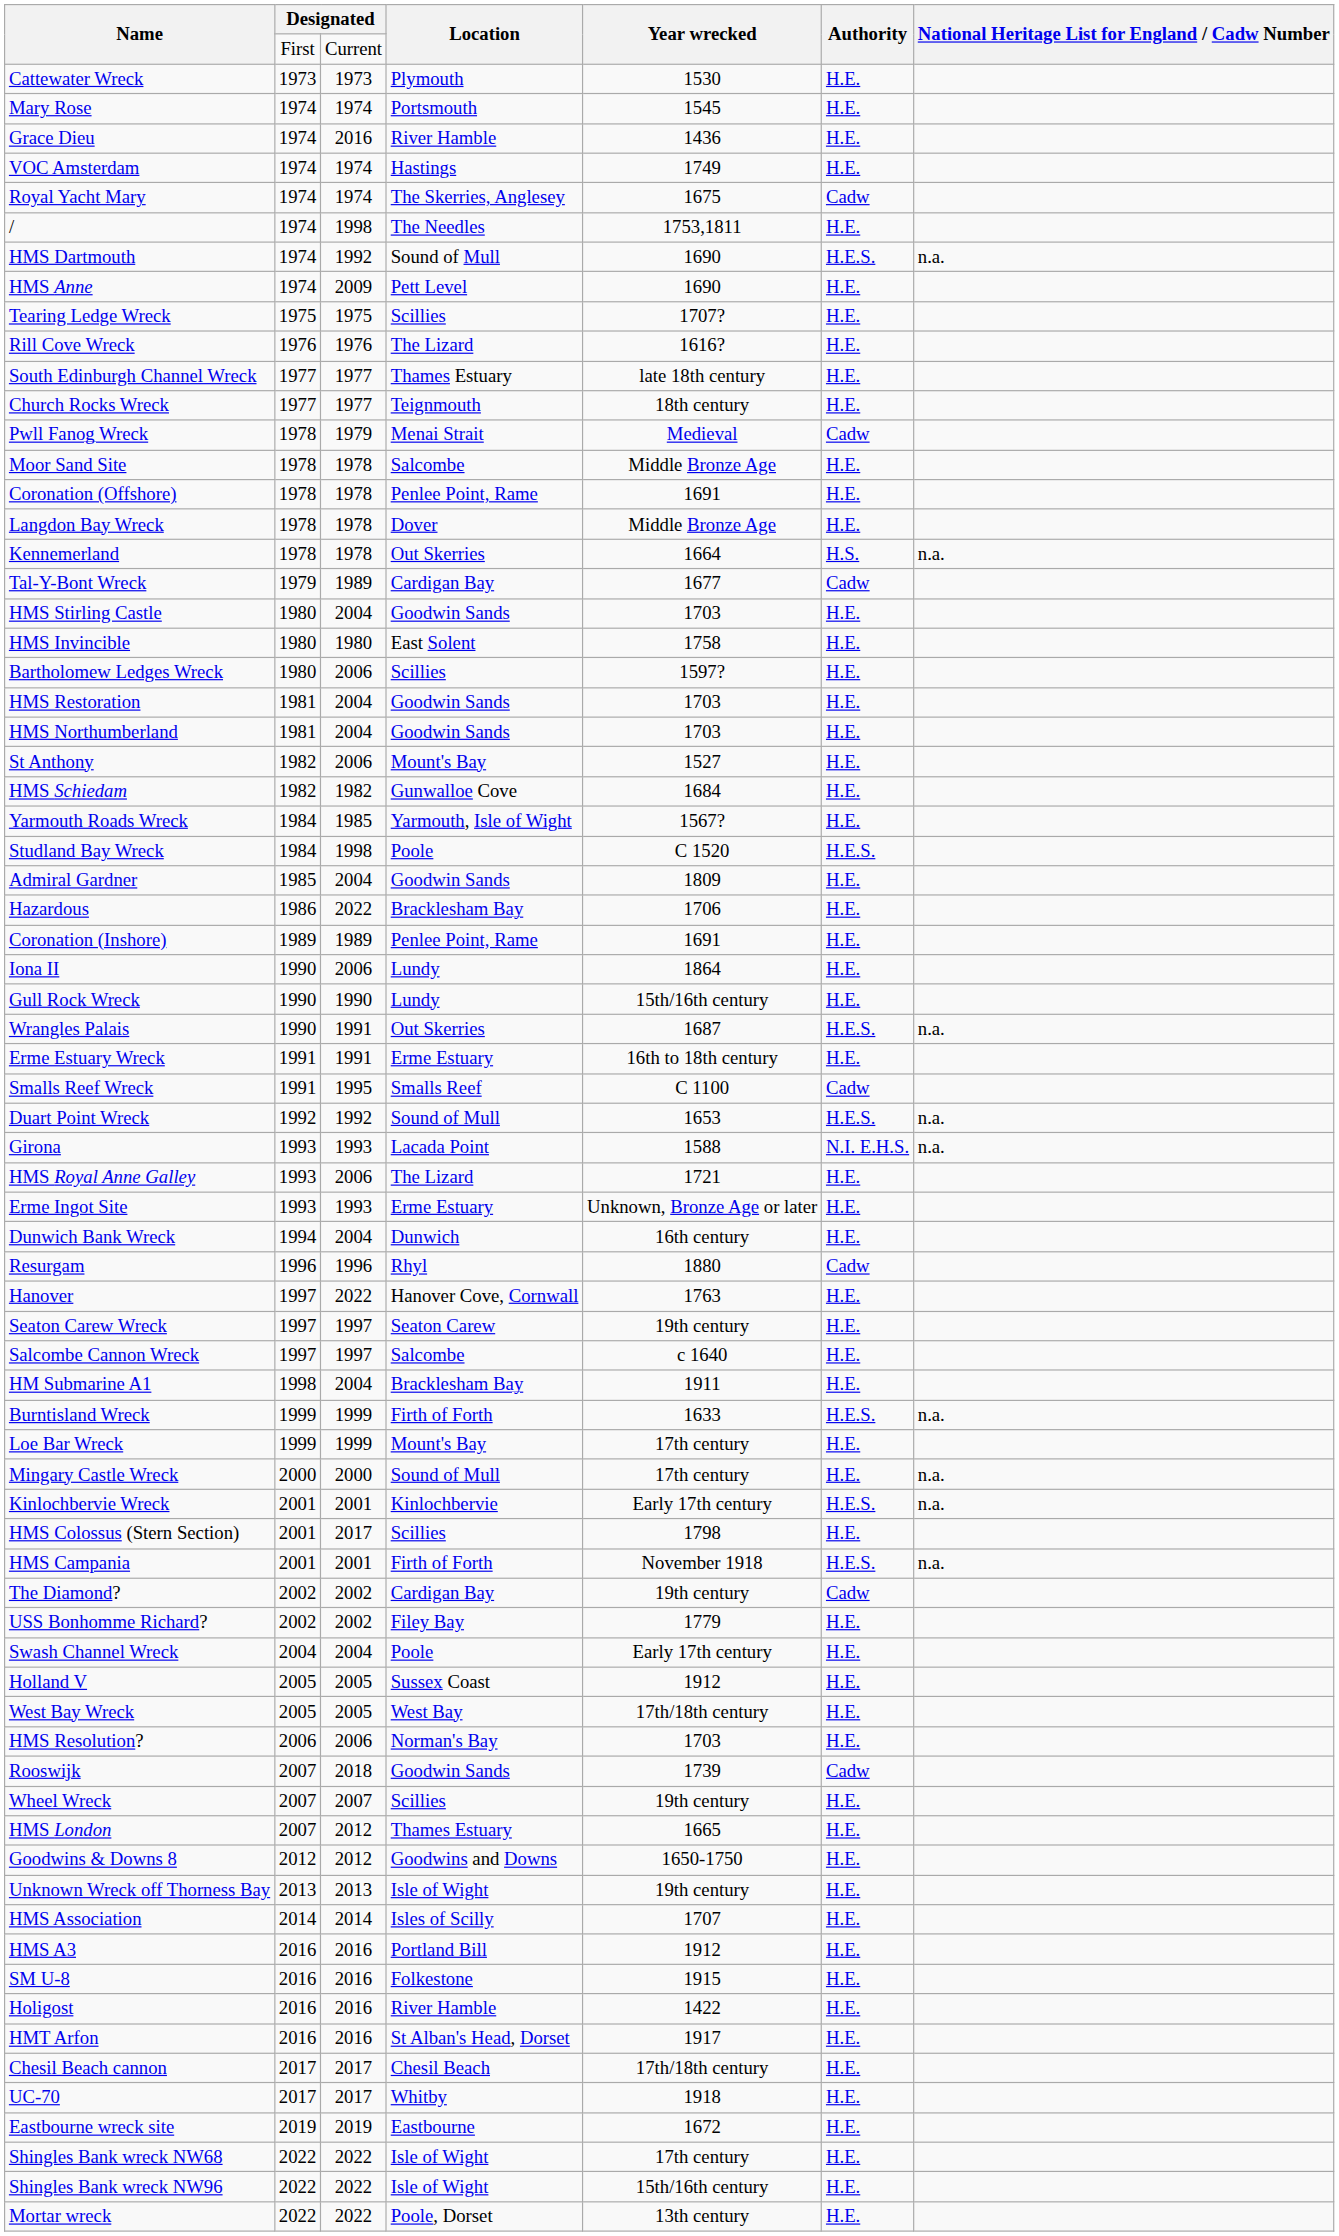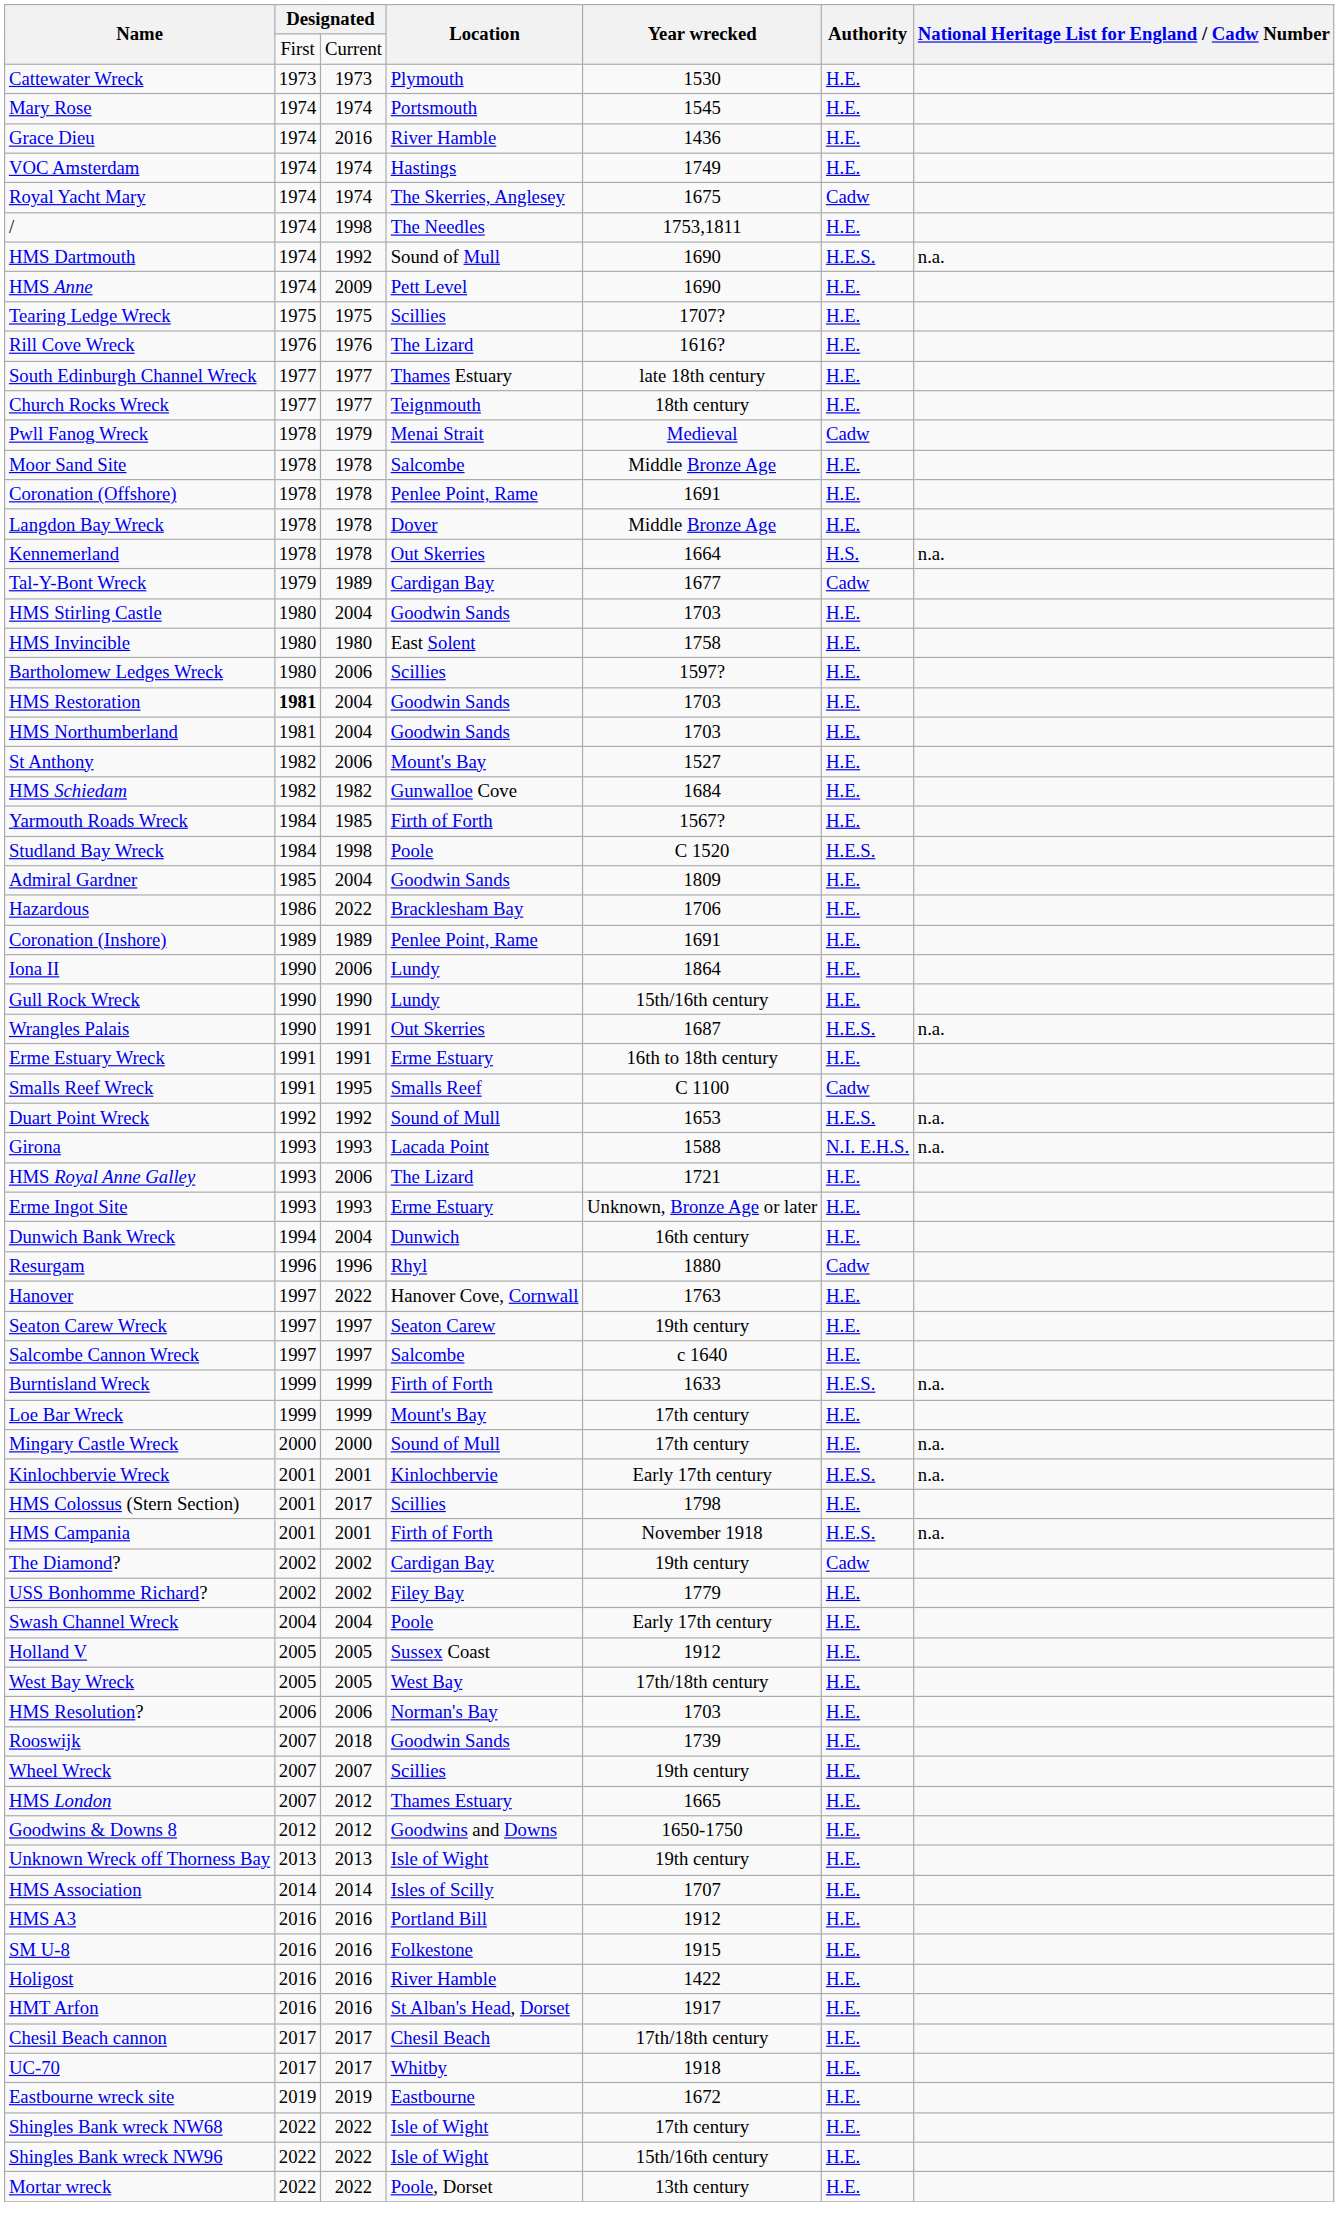(298, 702) normal -> (298, 702) bold
(481, 820) Yarmouth, Isle of Wight -> (442, 820) Firth of Forth
- row: (80, 1385)
(848, 1770) Cadw -> (843, 1741) H.E.
